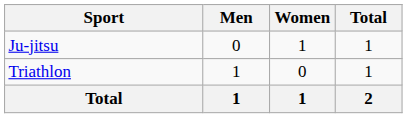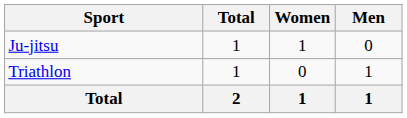columns swapped: (236, 17) <-> (368, 17)
